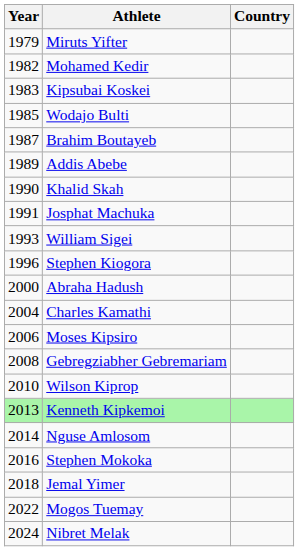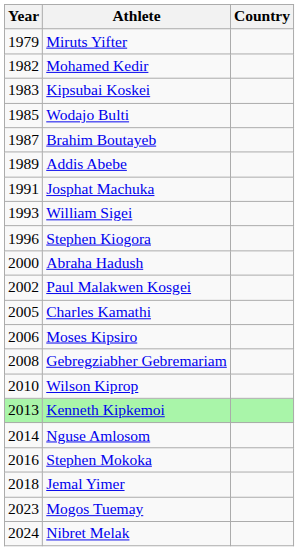- row: (85, 189)
+ row: (119, 287)
(24, 312) 2004 -> (24, 312) 2005
(24, 509) 2022 -> (24, 509) 2023
